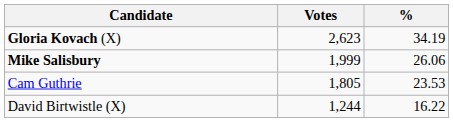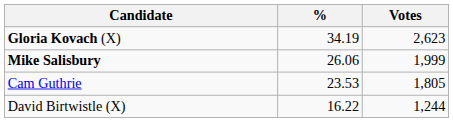columns swapped: (321, 15) <-> (406, 15)
